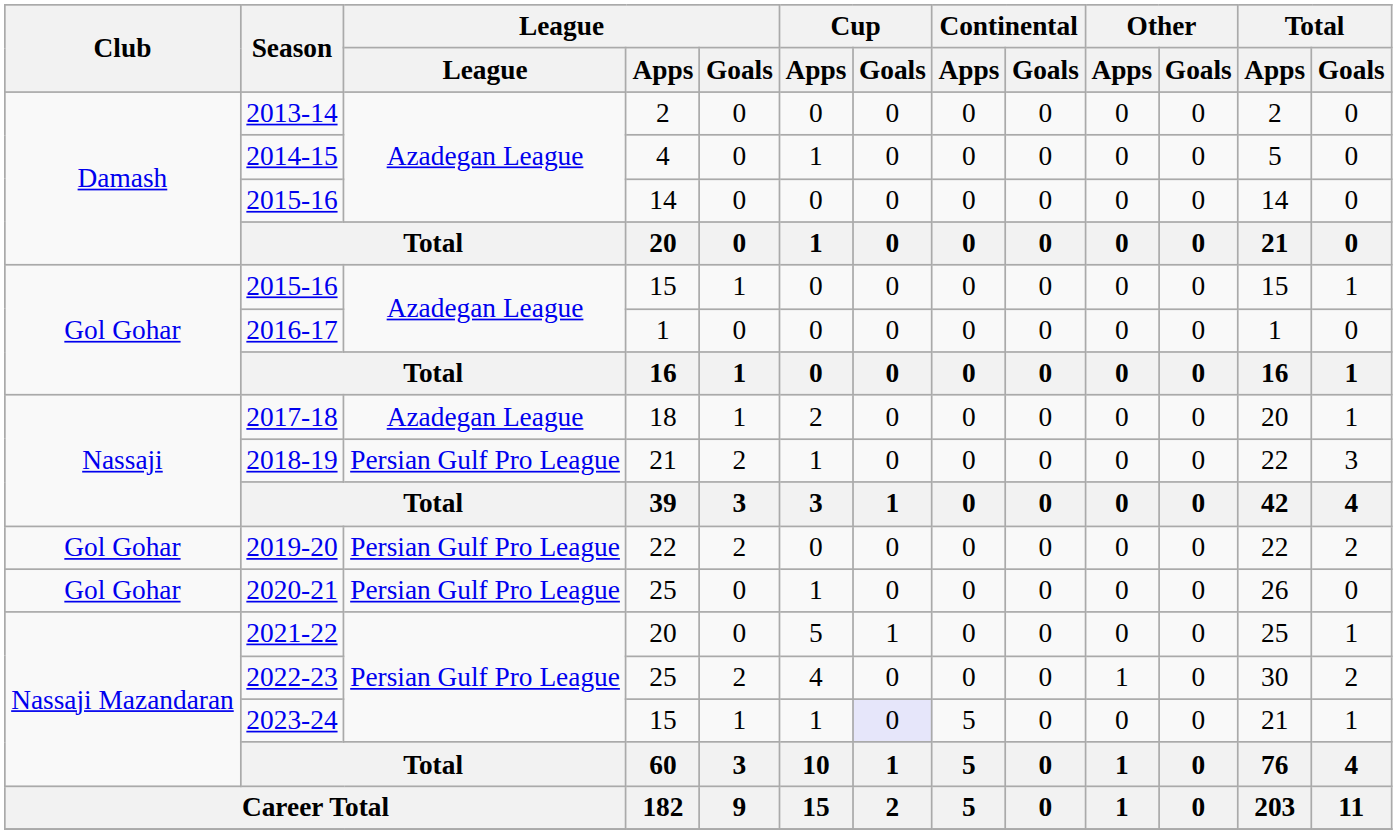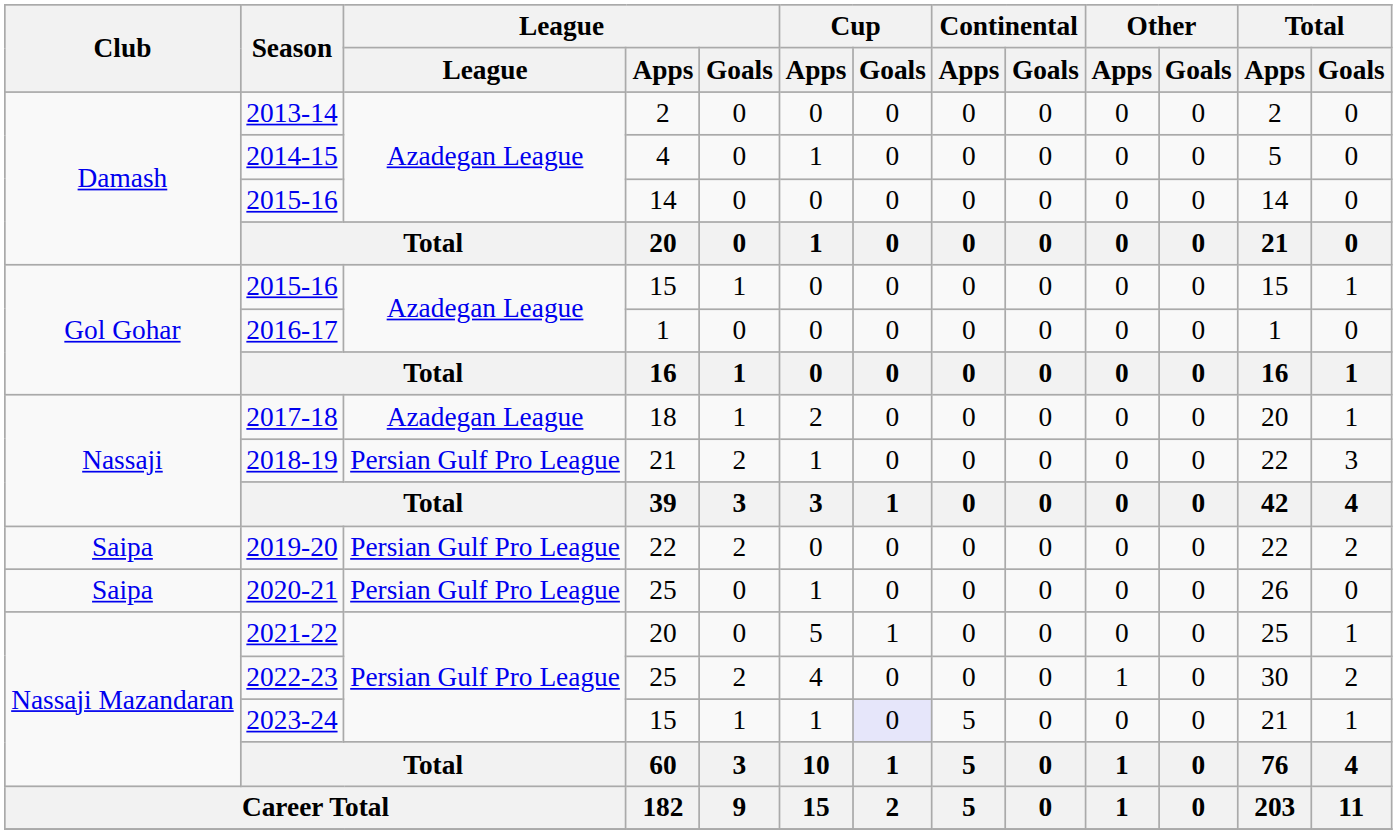(122, 546) Gol Gohar -> (122, 546) Saipa
(122, 590) Gol Gohar -> (122, 590) Saipa
